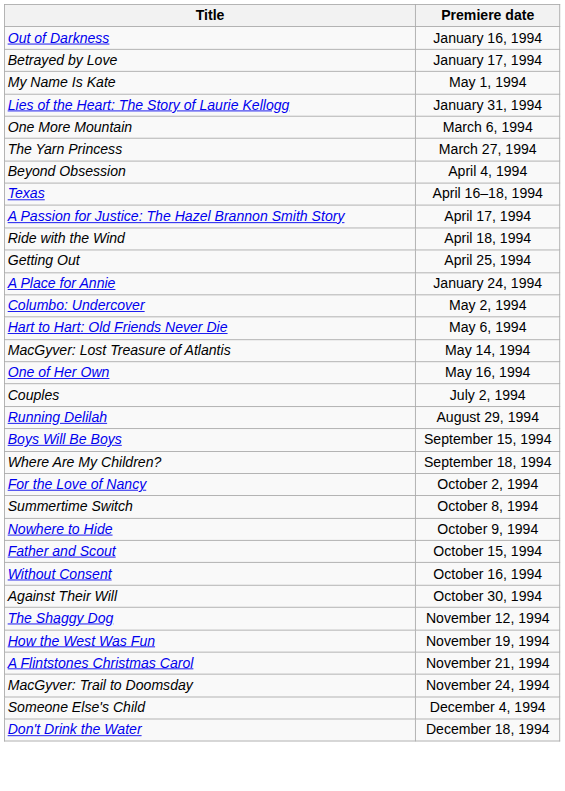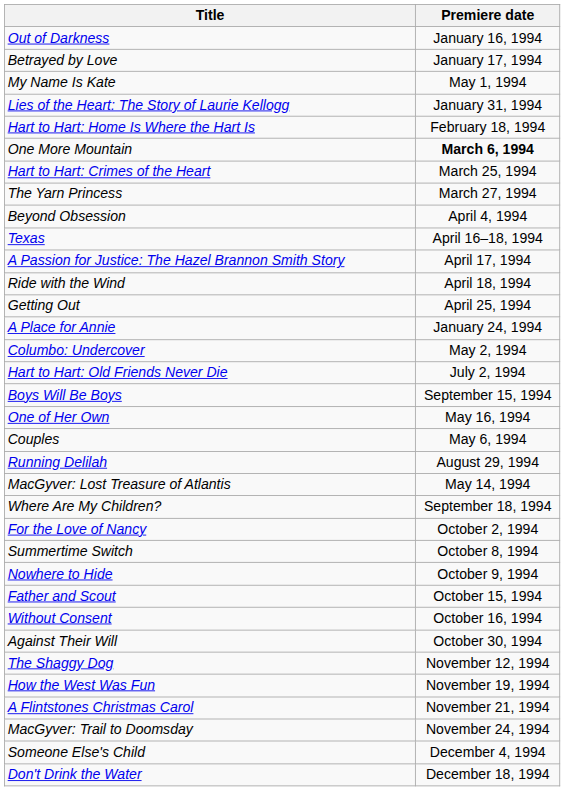+ row: (131, 127)
(488, 127) normal -> (488, 149) bold
+ row: (109, 171)
(488, 328) May 6, 1994 -> (488, 372) July 2, 1994
rows swapped: (119, 350) <-> (65, 439)
(488, 395) July 2, 1994 -> (488, 439) May 6, 1994
